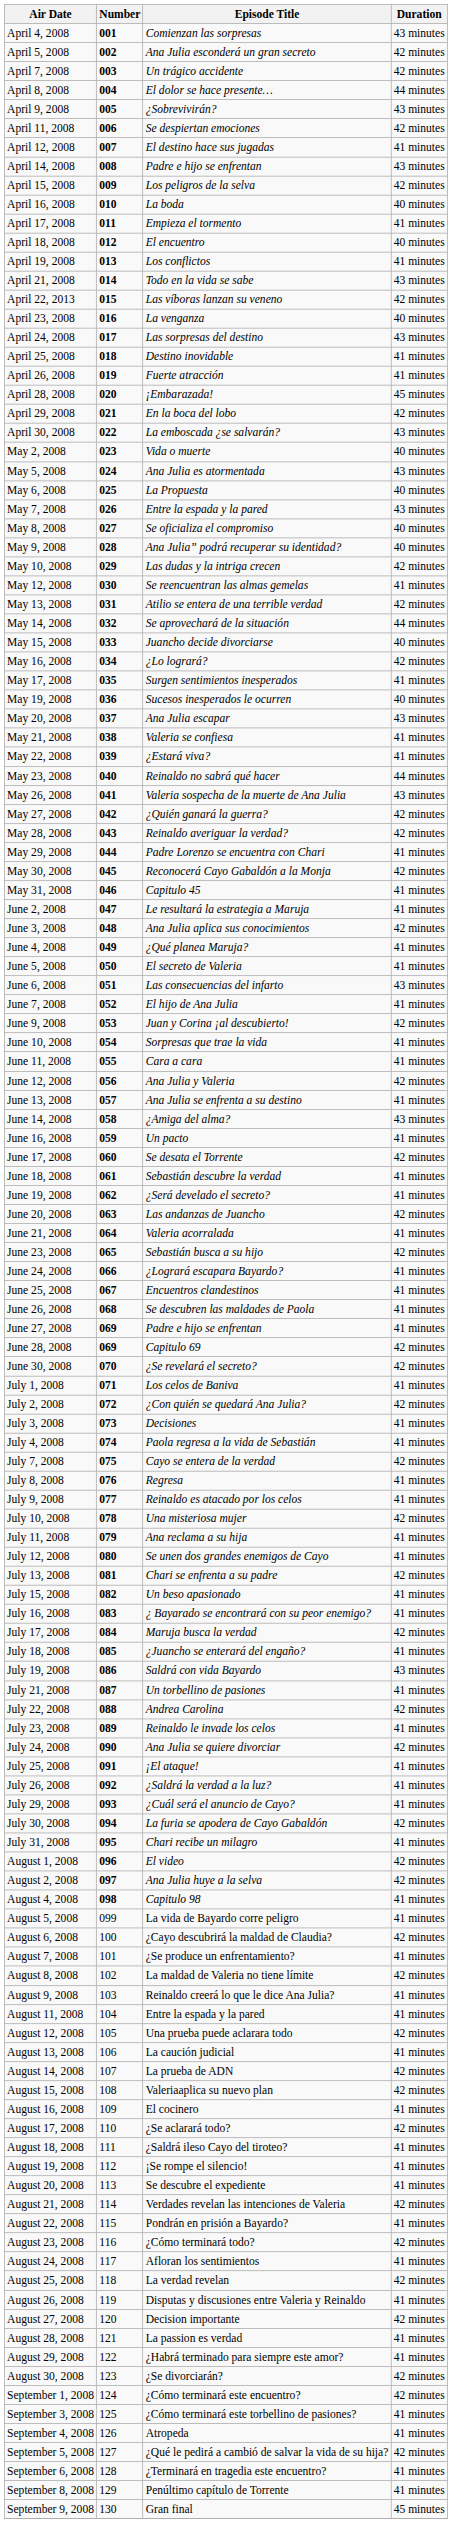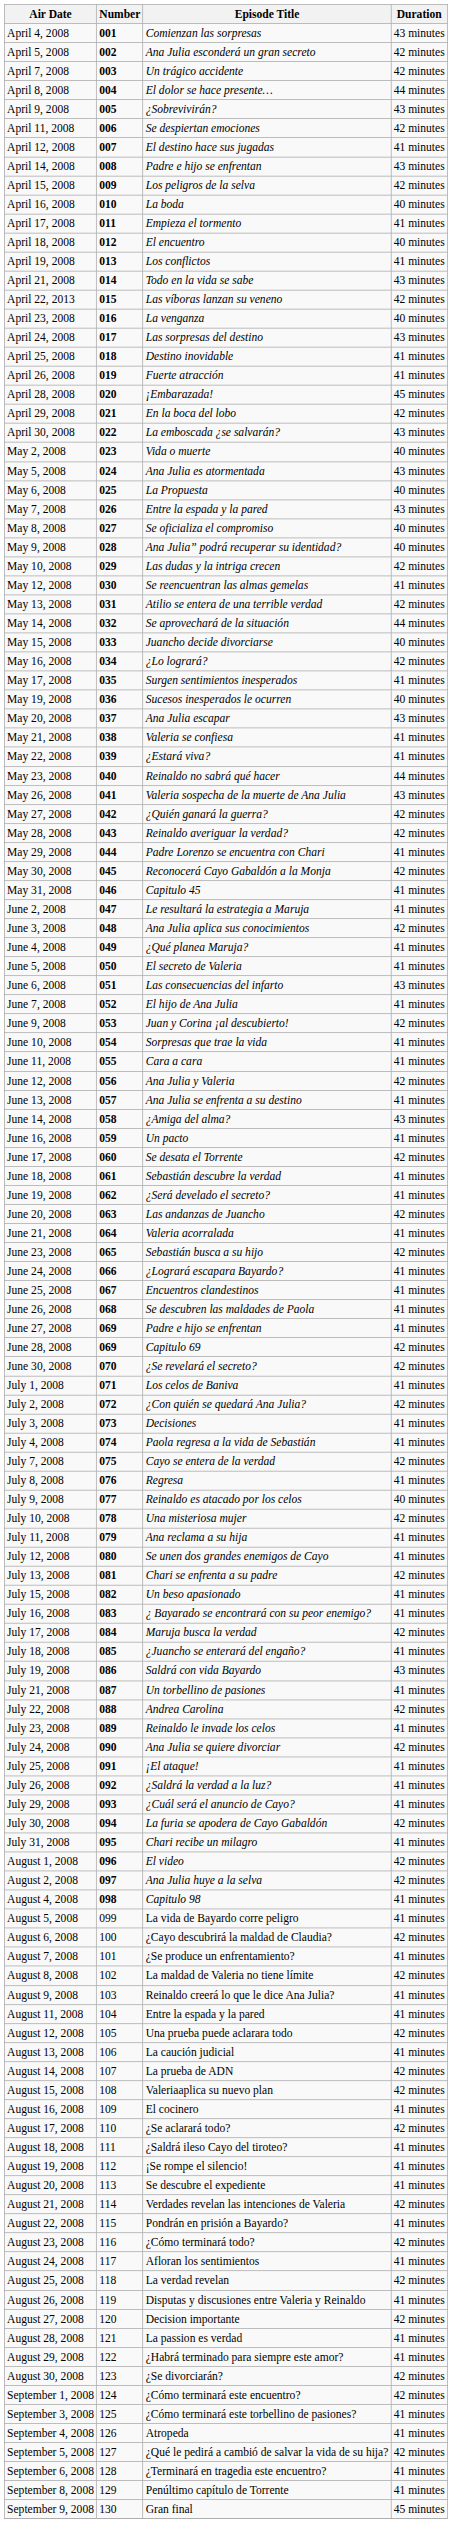(419, 1499) 41 minutes -> (419, 1499) 40 minutes
